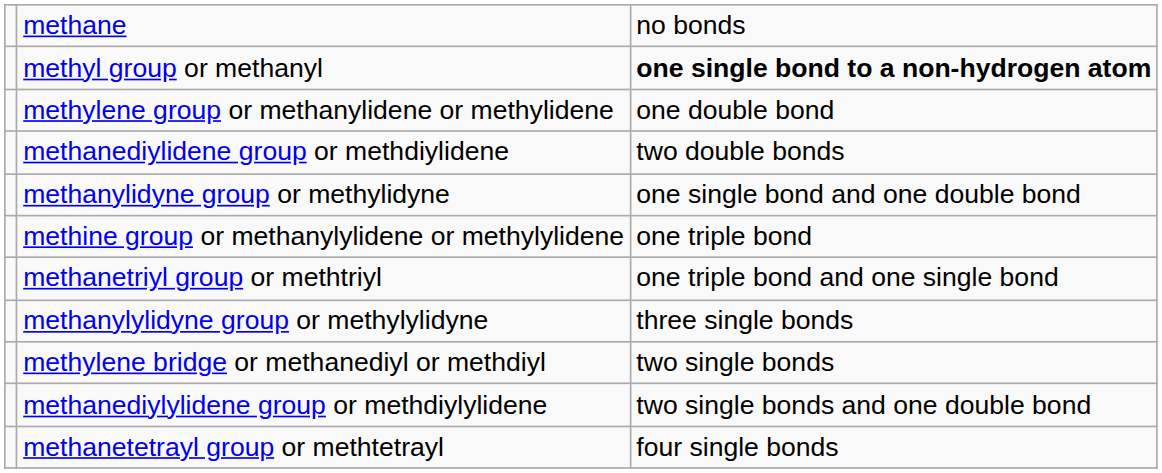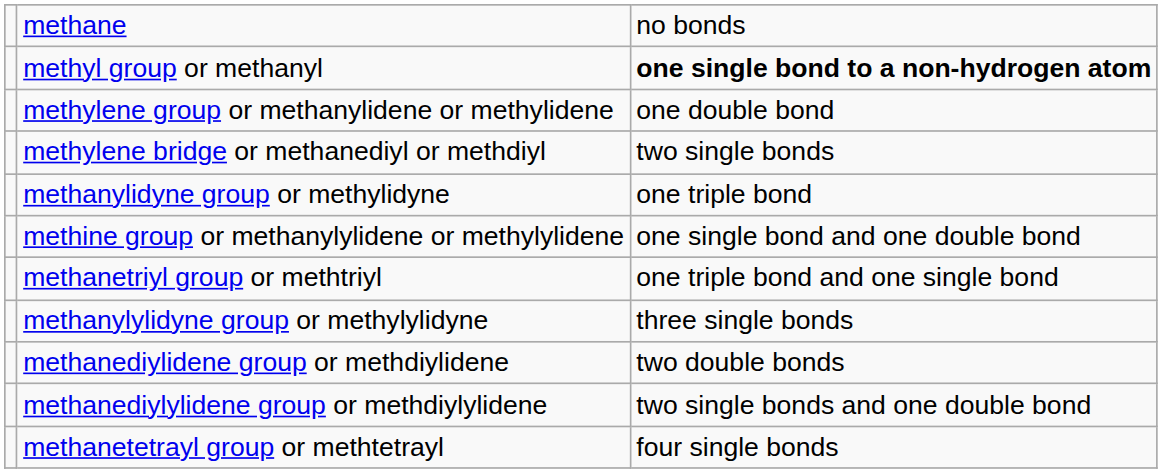rows swapped: (285, 362) <-> (266, 151)
(859, 194) one single bond and one double bond -> (724, 194) one triple bond
(724, 236) one triple bond -> (859, 236) one single bond and one double bond
